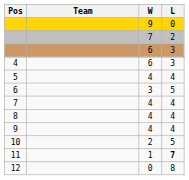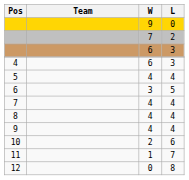(173, 142) 5 -> (173, 142) 6
(173, 155) bold -> (173, 155) normal
